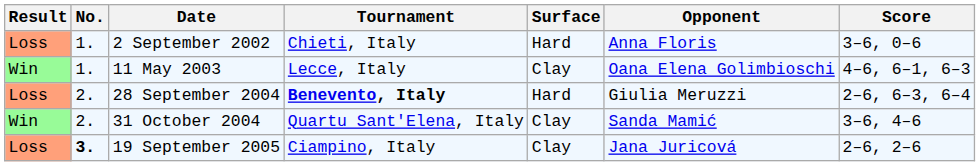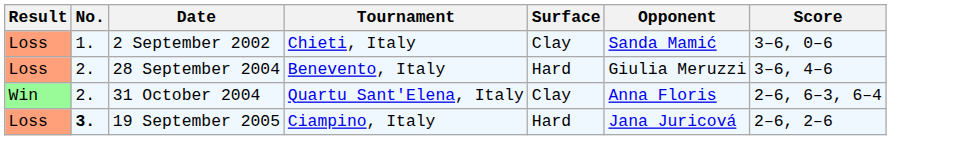(551, 43) Hard -> (551, 43) Clay
(663, 43) Anna Floris -> (663, 43) Sanda Mamić
- row: (167, 69)
(367, 95) bold -> (367, 69) normal
(907, 95) 2–6, 6–3, 6–4 -> (793, 69) 3–6, 4–6
(663, 121) Sanda Mamić -> (663, 95) Anna Floris
(882, 121) 3–6, 4–6 -> (818, 95) 2–6, 6–3, 6–4
(551, 147) Clay -> (551, 121) Hard
